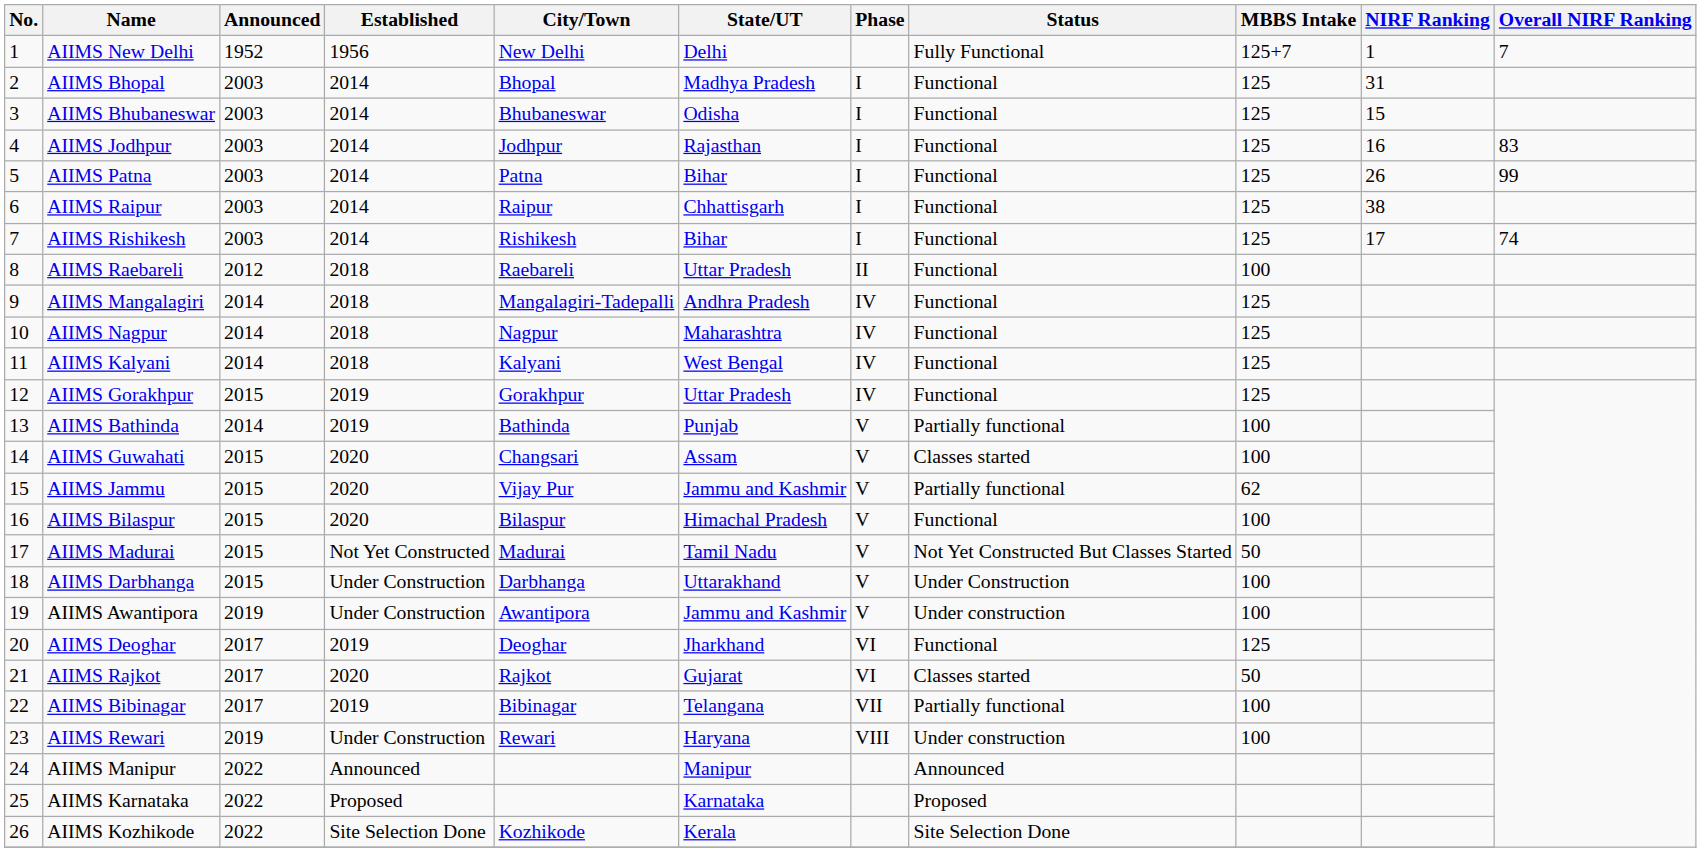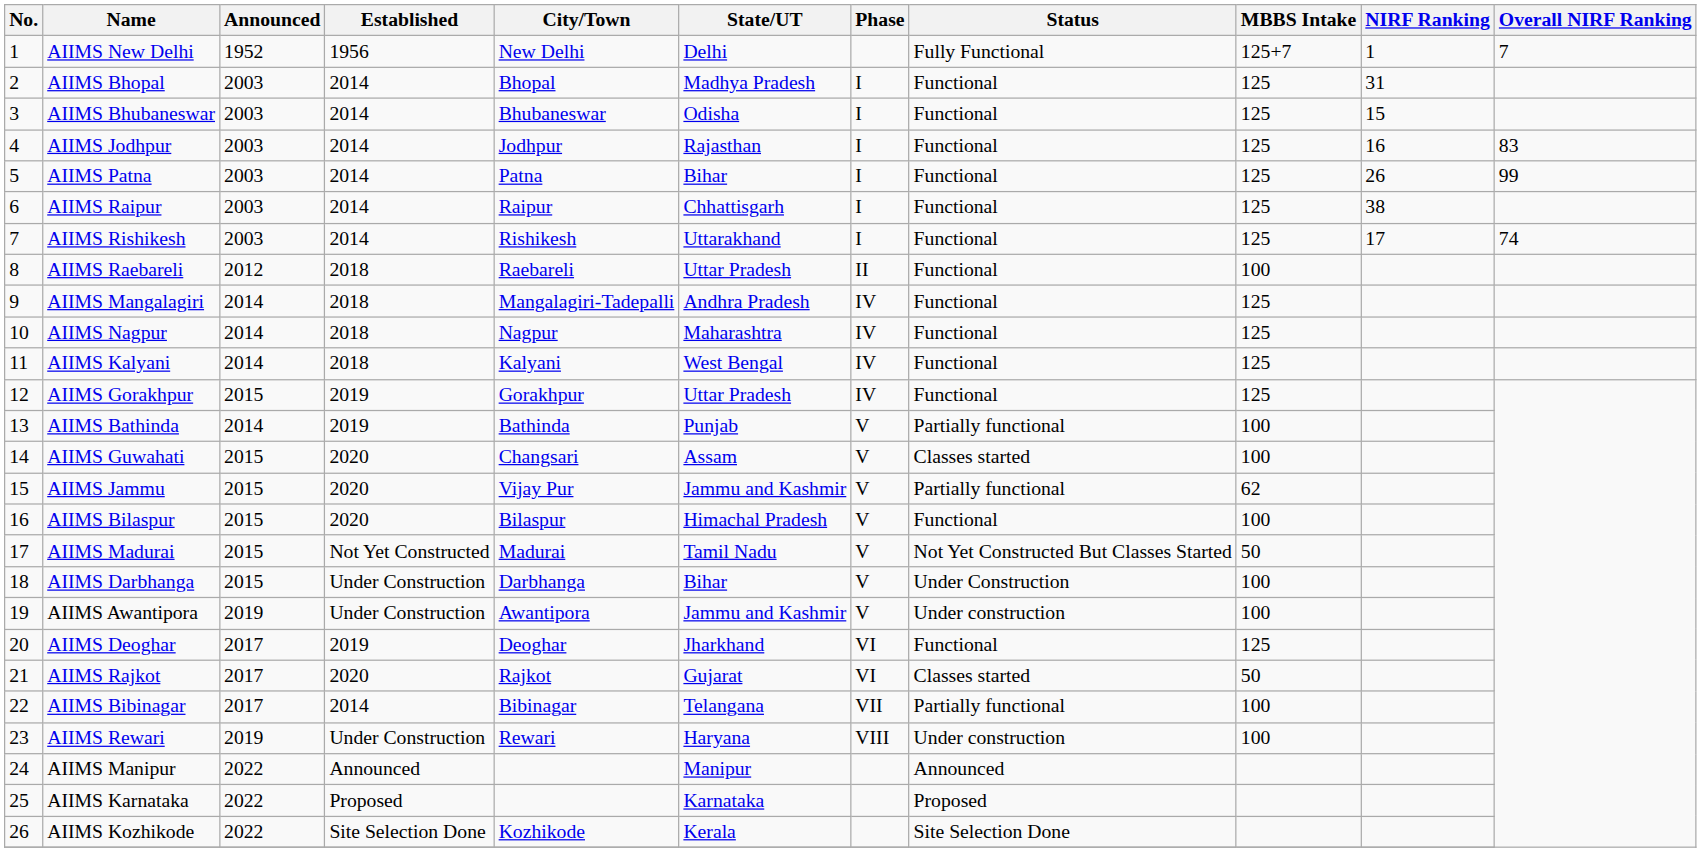(705, 238) Bihar -> (732, 238) Uttarakhand
(732, 581) Uttarakhand -> (705, 581) Bihar
(349, 706) 2019 -> (349, 706) 2014
